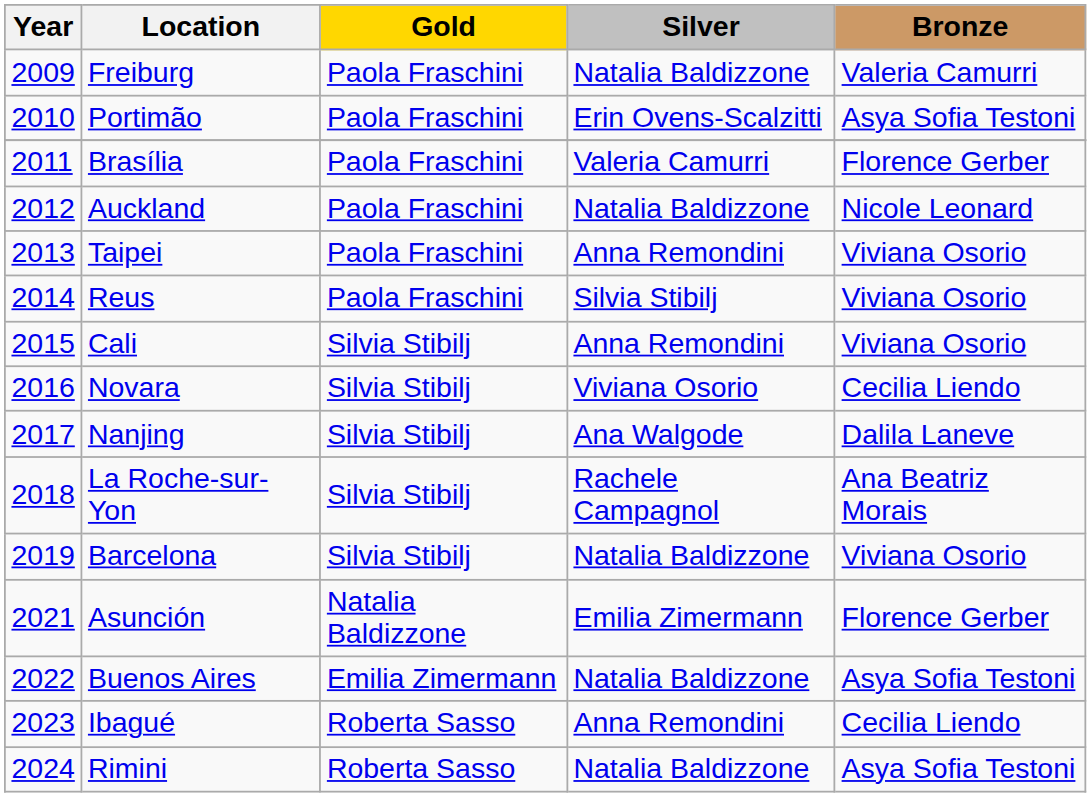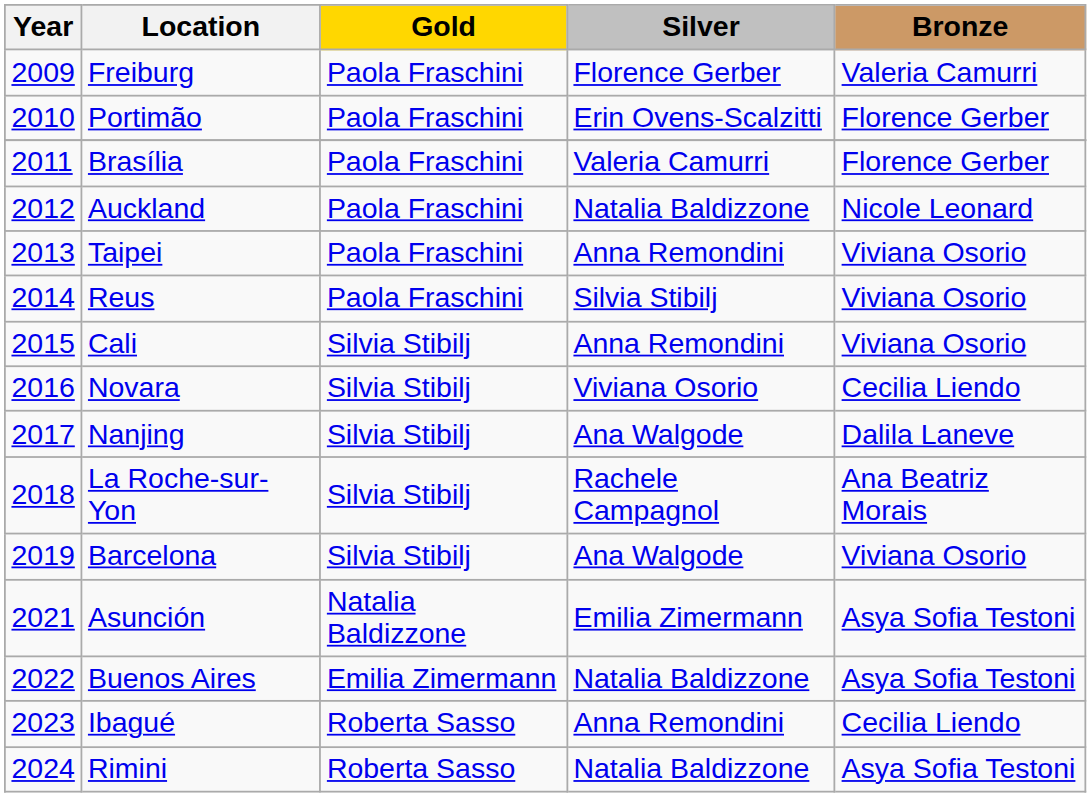(691, 72) Natalia Baldizzone -> (677, 72) Florence Gerber
(958, 117) Asya Sofia Testoni -> (945, 117) Florence Gerber
(691, 555) Natalia Baldizzone -> (658, 555) Ana Walgode
(945, 617) Florence Gerber -> (958, 617) Asya Sofia Testoni
